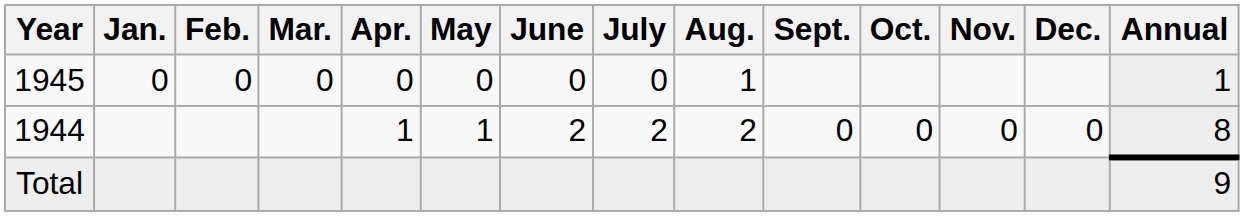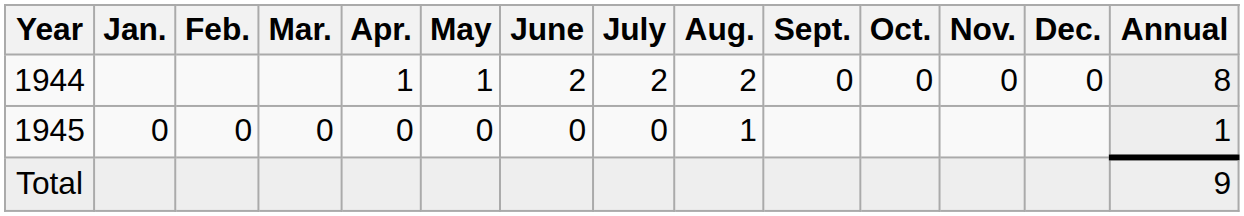rows swapped: (50, 131) <-> (50, 79)
